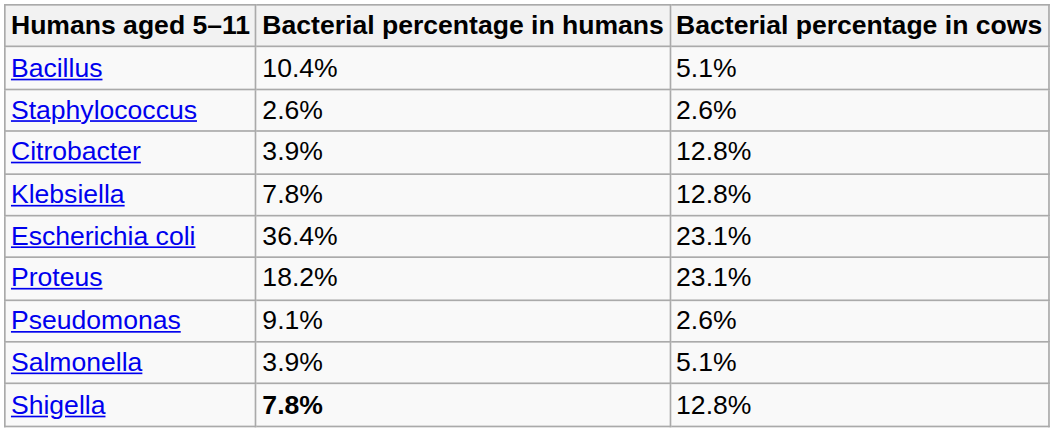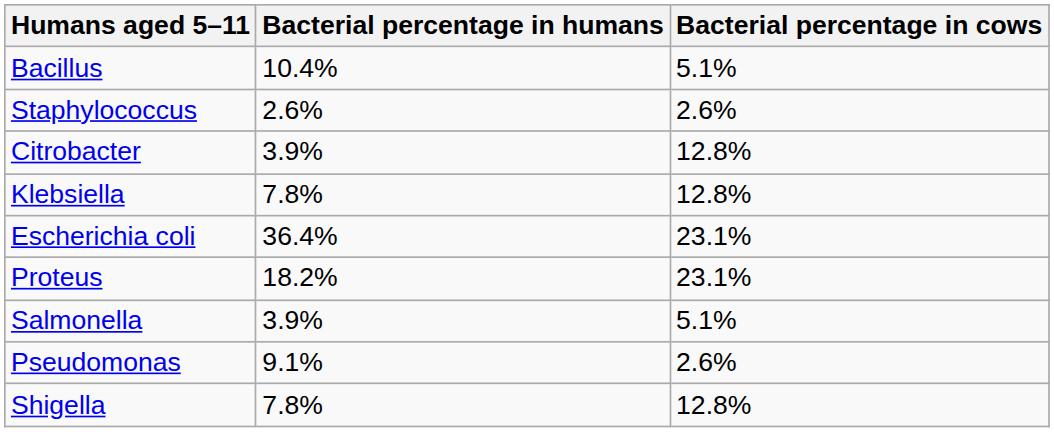rows swapped: (96, 320) <-> (77, 362)
(293, 404) bold -> (293, 404) normal
